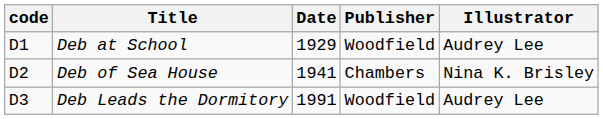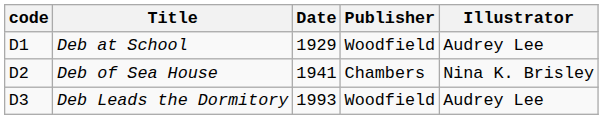(316, 100) 1991 -> (316, 100) 1993
